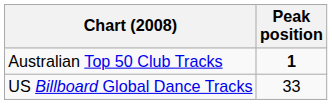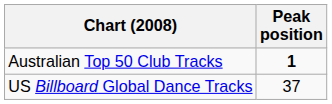(291, 86) 33 -> (291, 86) 37
